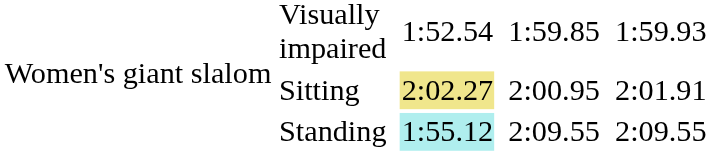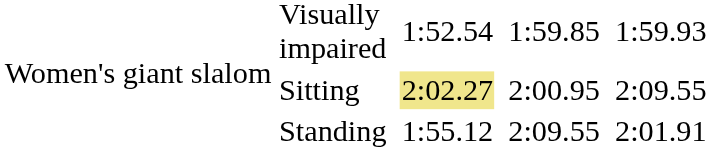(661, 89) 2:01.91 -> (661, 89) 2:09.55
(447, 131) paleturquoise background -> (447, 131) no background
(661, 131) 2:09.55 -> (661, 131) 2:01.91
